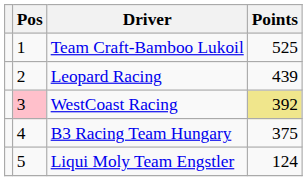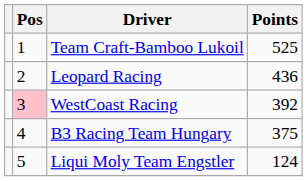(285, 76) 439 -> (285, 76) 436
(285, 104) khaki background -> (285, 104) no background
